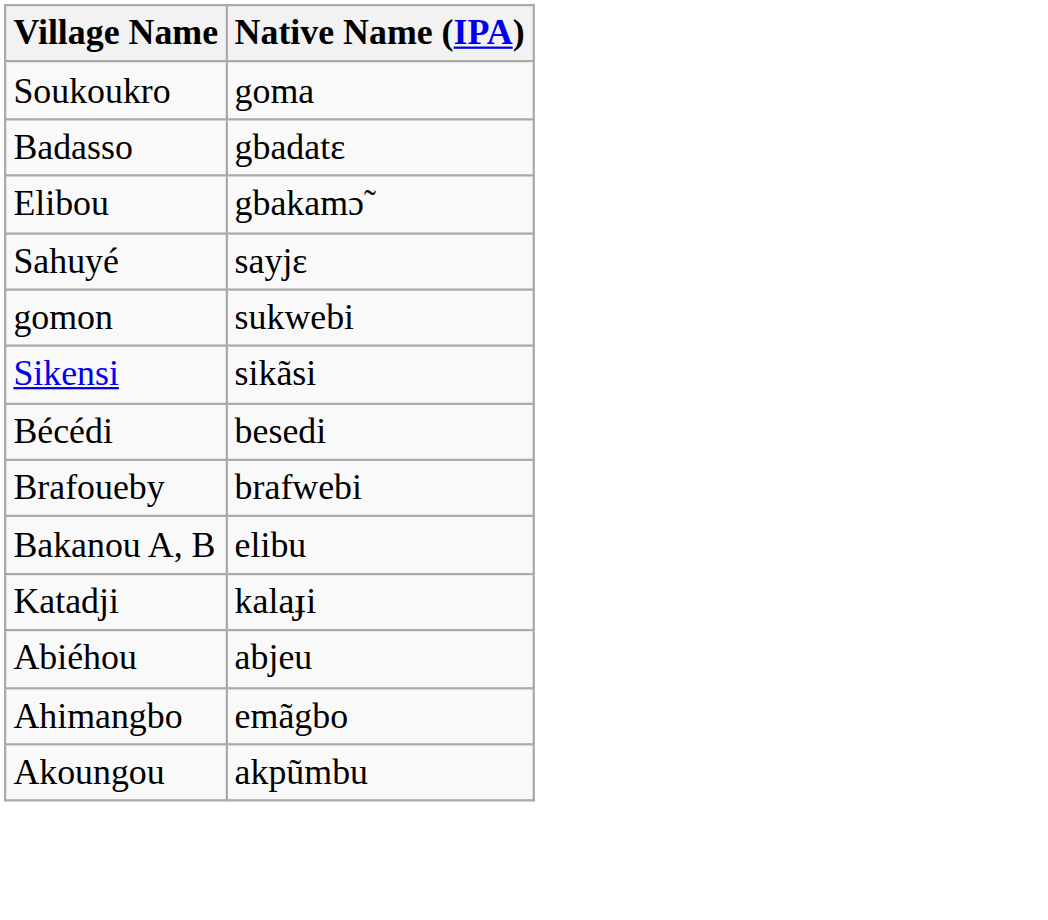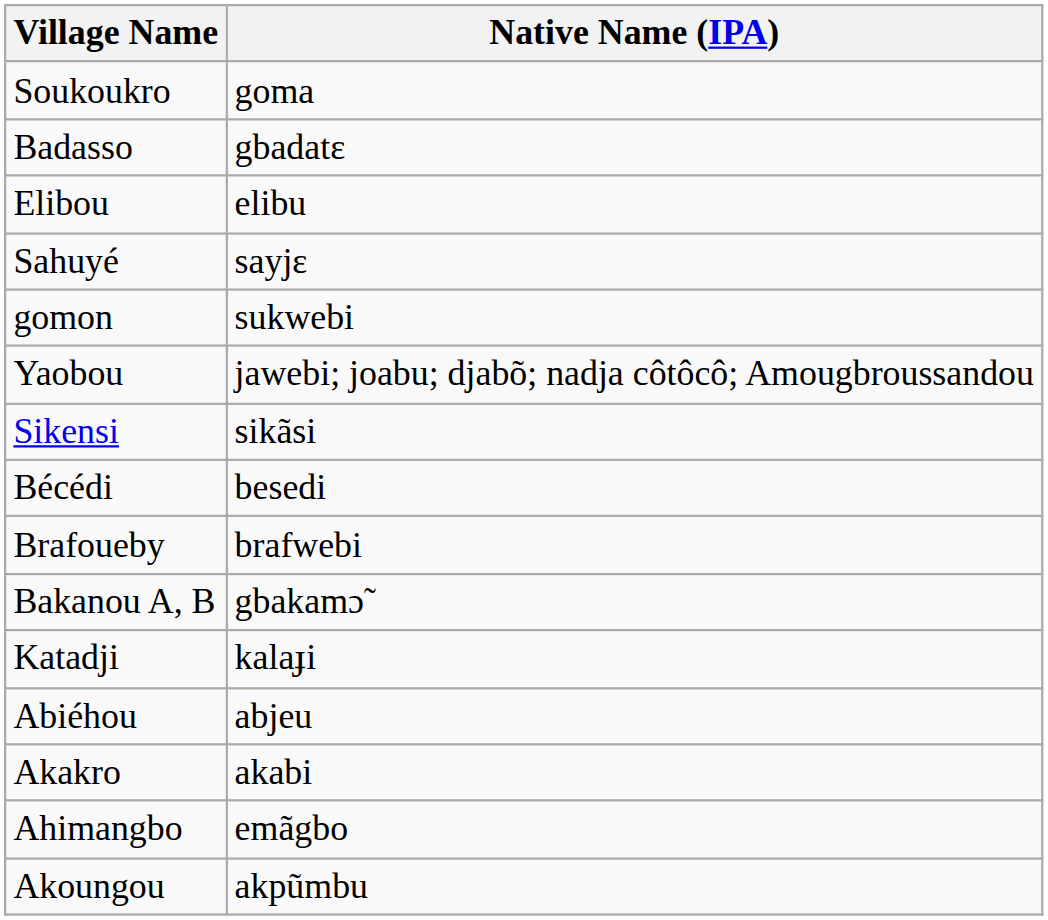(299, 203) gbakamɔ̃ -> (270, 203) elibu
+ row: (68, 373)
(270, 544) elibu -> (299, 601) gbakamɔ̃
+ row: (67, 771)
